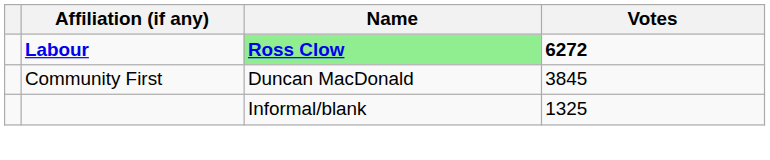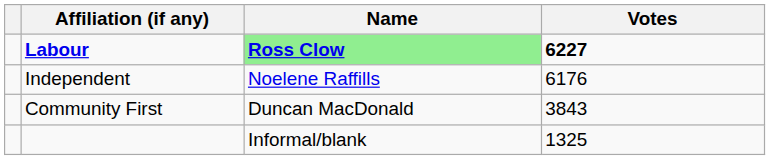(566, 49) 6272 -> (566, 49) 6227
+ row: (77, 79)
(566, 79) 3845 -> (566, 109) 3843
